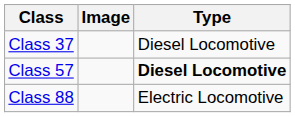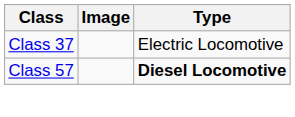(206, 44) Diesel Locomotive -> (211, 44) Electric Locomotive
- row: (41, 97)
